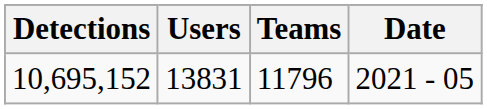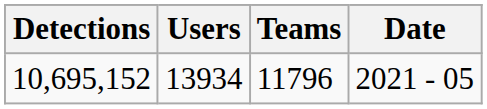(204, 77) 13831 -> (204, 77) 13934
